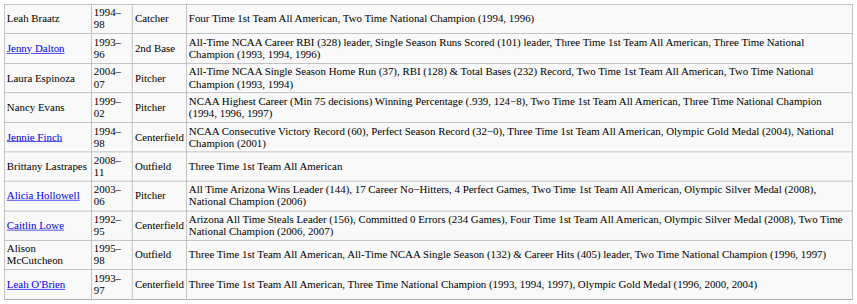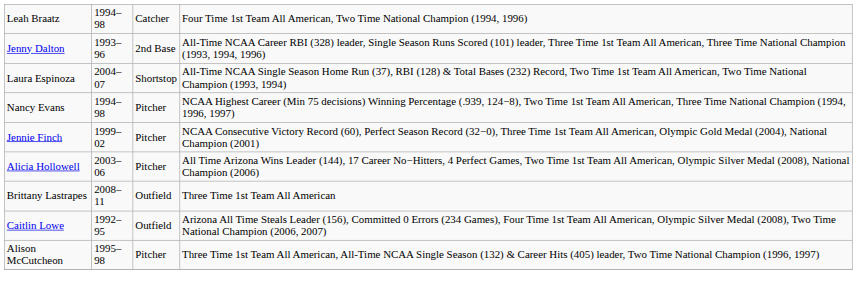(150, 78) Pitcher -> (156, 78) Shortstop
(107, 107) 1999–02 -> (108, 107) 1994–98
(107, 137) 1994–98 -> (108, 137) 1999–02
(159, 137) Centerfield -> (151, 137) Pitcher
rows swapped: (43, 196) <-> (47, 166)
(159, 225) Centerfield -> (153, 225) Outfield
(153, 255) Outfield -> (151, 255) Pitcher
- row: (36, 284)
